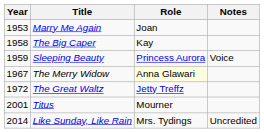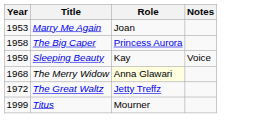(145, 43) Kay -> (148, 43) Princess Aurora
(171, 58) Princess Aurora -> (122, 58) Kay
(17, 74) 1967 -> (17, 74) 1968
(17, 105) 2001 -> (17, 105) 1999
- row: (82, 120)
